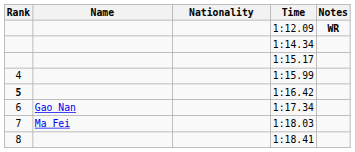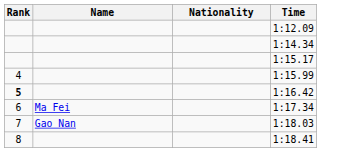- column: (333, 12)
(55, 108) Gao Nan -> (52, 108) Ma Fei
(52, 124) Ma Fei -> (55, 124) Gao Nan
